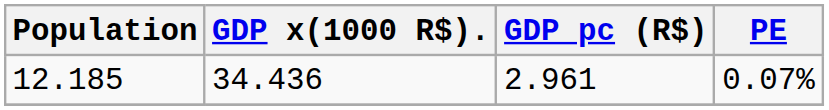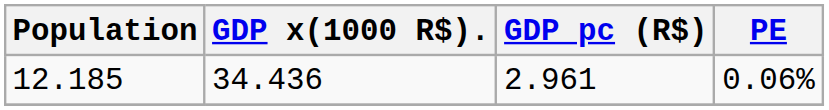(768, 81) 0.07% -> (768, 81) 0.06%
